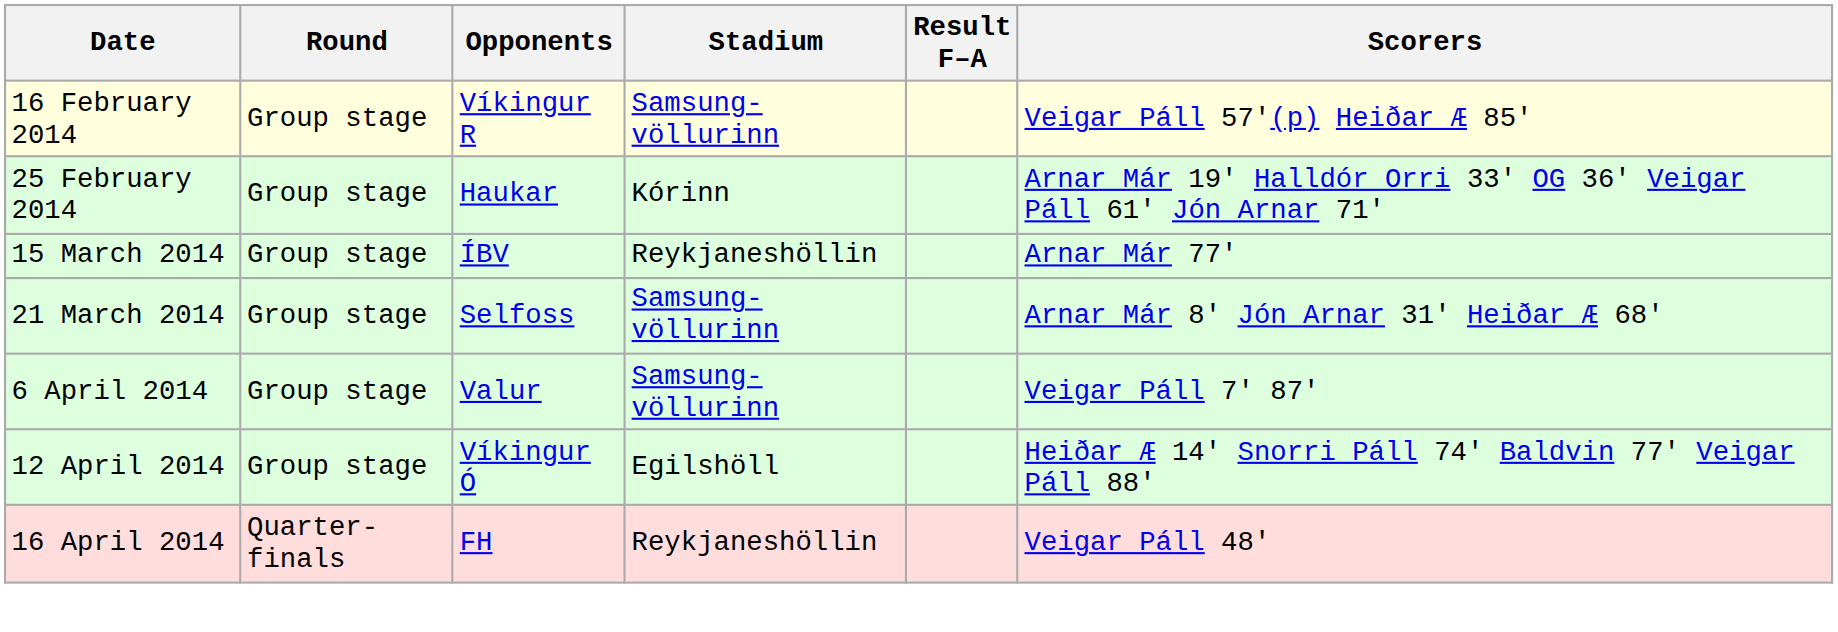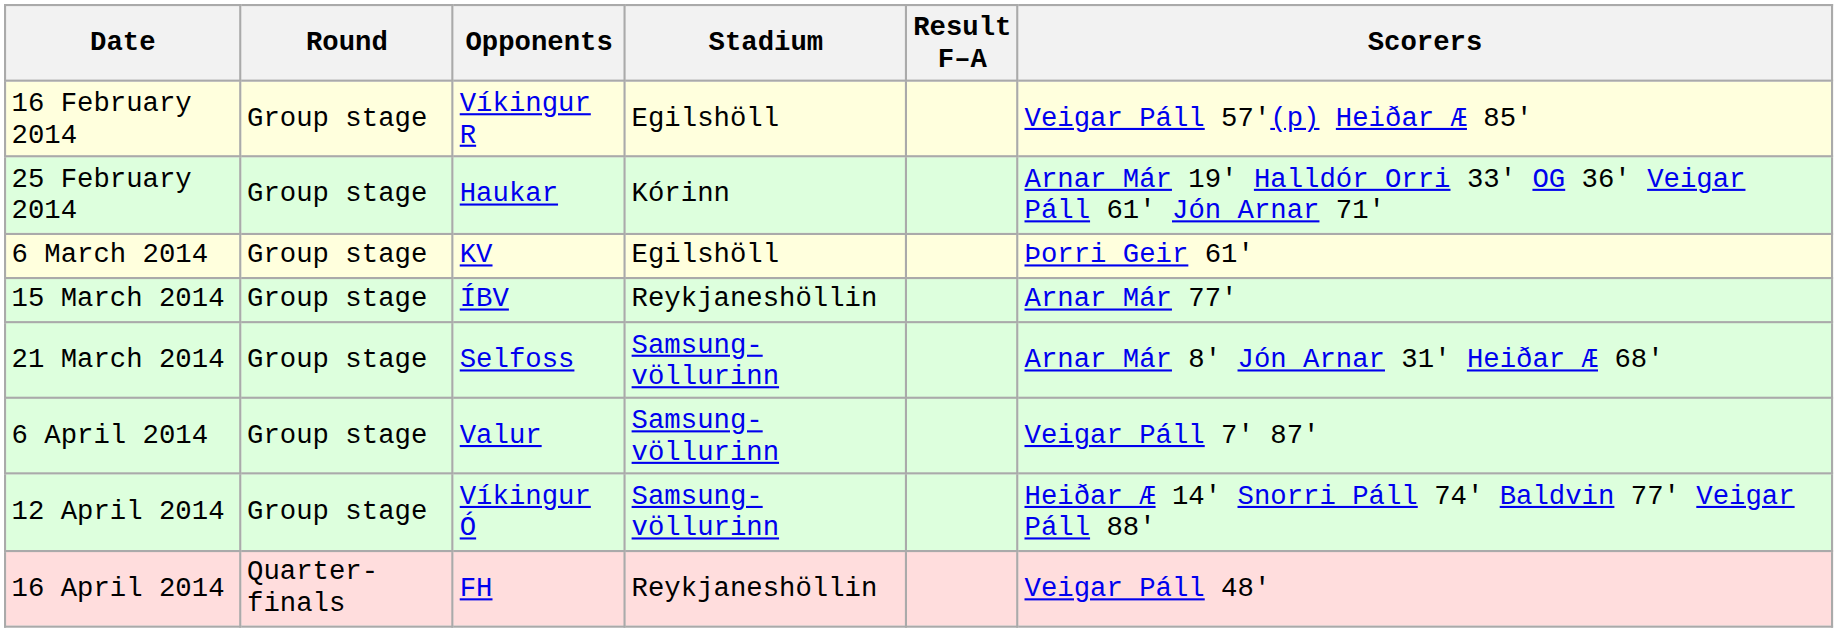(705, 119) Samsung-völlurinn -> (705, 119) Egilshöll
+ row: (110, 255)
(705, 468) Egilshöll -> (705, 512) Samsung-völlurinn
